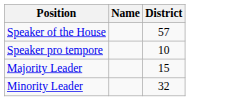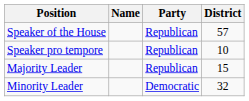+ column: (172, 13)
